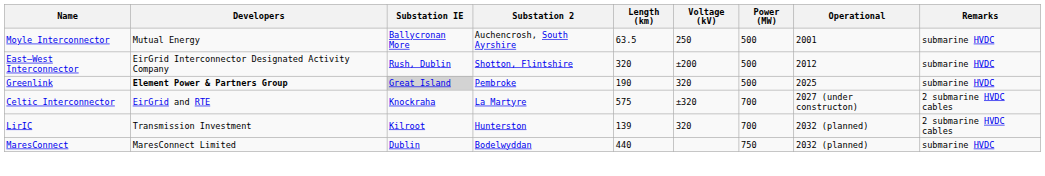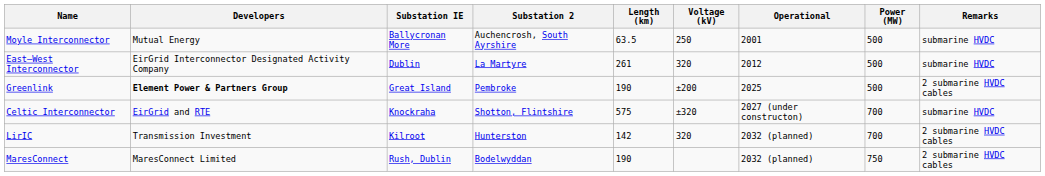columns swapped: (767, 16) <-> (857, 16)
(420, 64) Rush, Dublin -> (404, 64) Dublin
(524, 64) Shotton, Flintshire -> (501, 64) La Martyre
(624, 64) 320 -> (624, 64) 261
(686, 64) ±200 -> (684, 64) 320
(420, 83) lightgrey background -> (420, 88) no background
(684, 83) 320 -> (686, 88) ±200
(958, 83) submarine HVDC -> (963, 88) 2 submarine HVDC cables
(501, 102) La Martyre -> (524, 112) Shotton, Flintshire
(963, 102) 2 submarine HVDC cables -> (958, 112) submarine HVDC
(624, 126) 139 -> (624, 136) 142
(404, 145) Dublin -> (420, 160) Rush, Dublin
(624, 145) 440 -> (624, 160) 190
(958, 145) submarine HVDC -> (963, 160) 2 submarine HVDC cables
